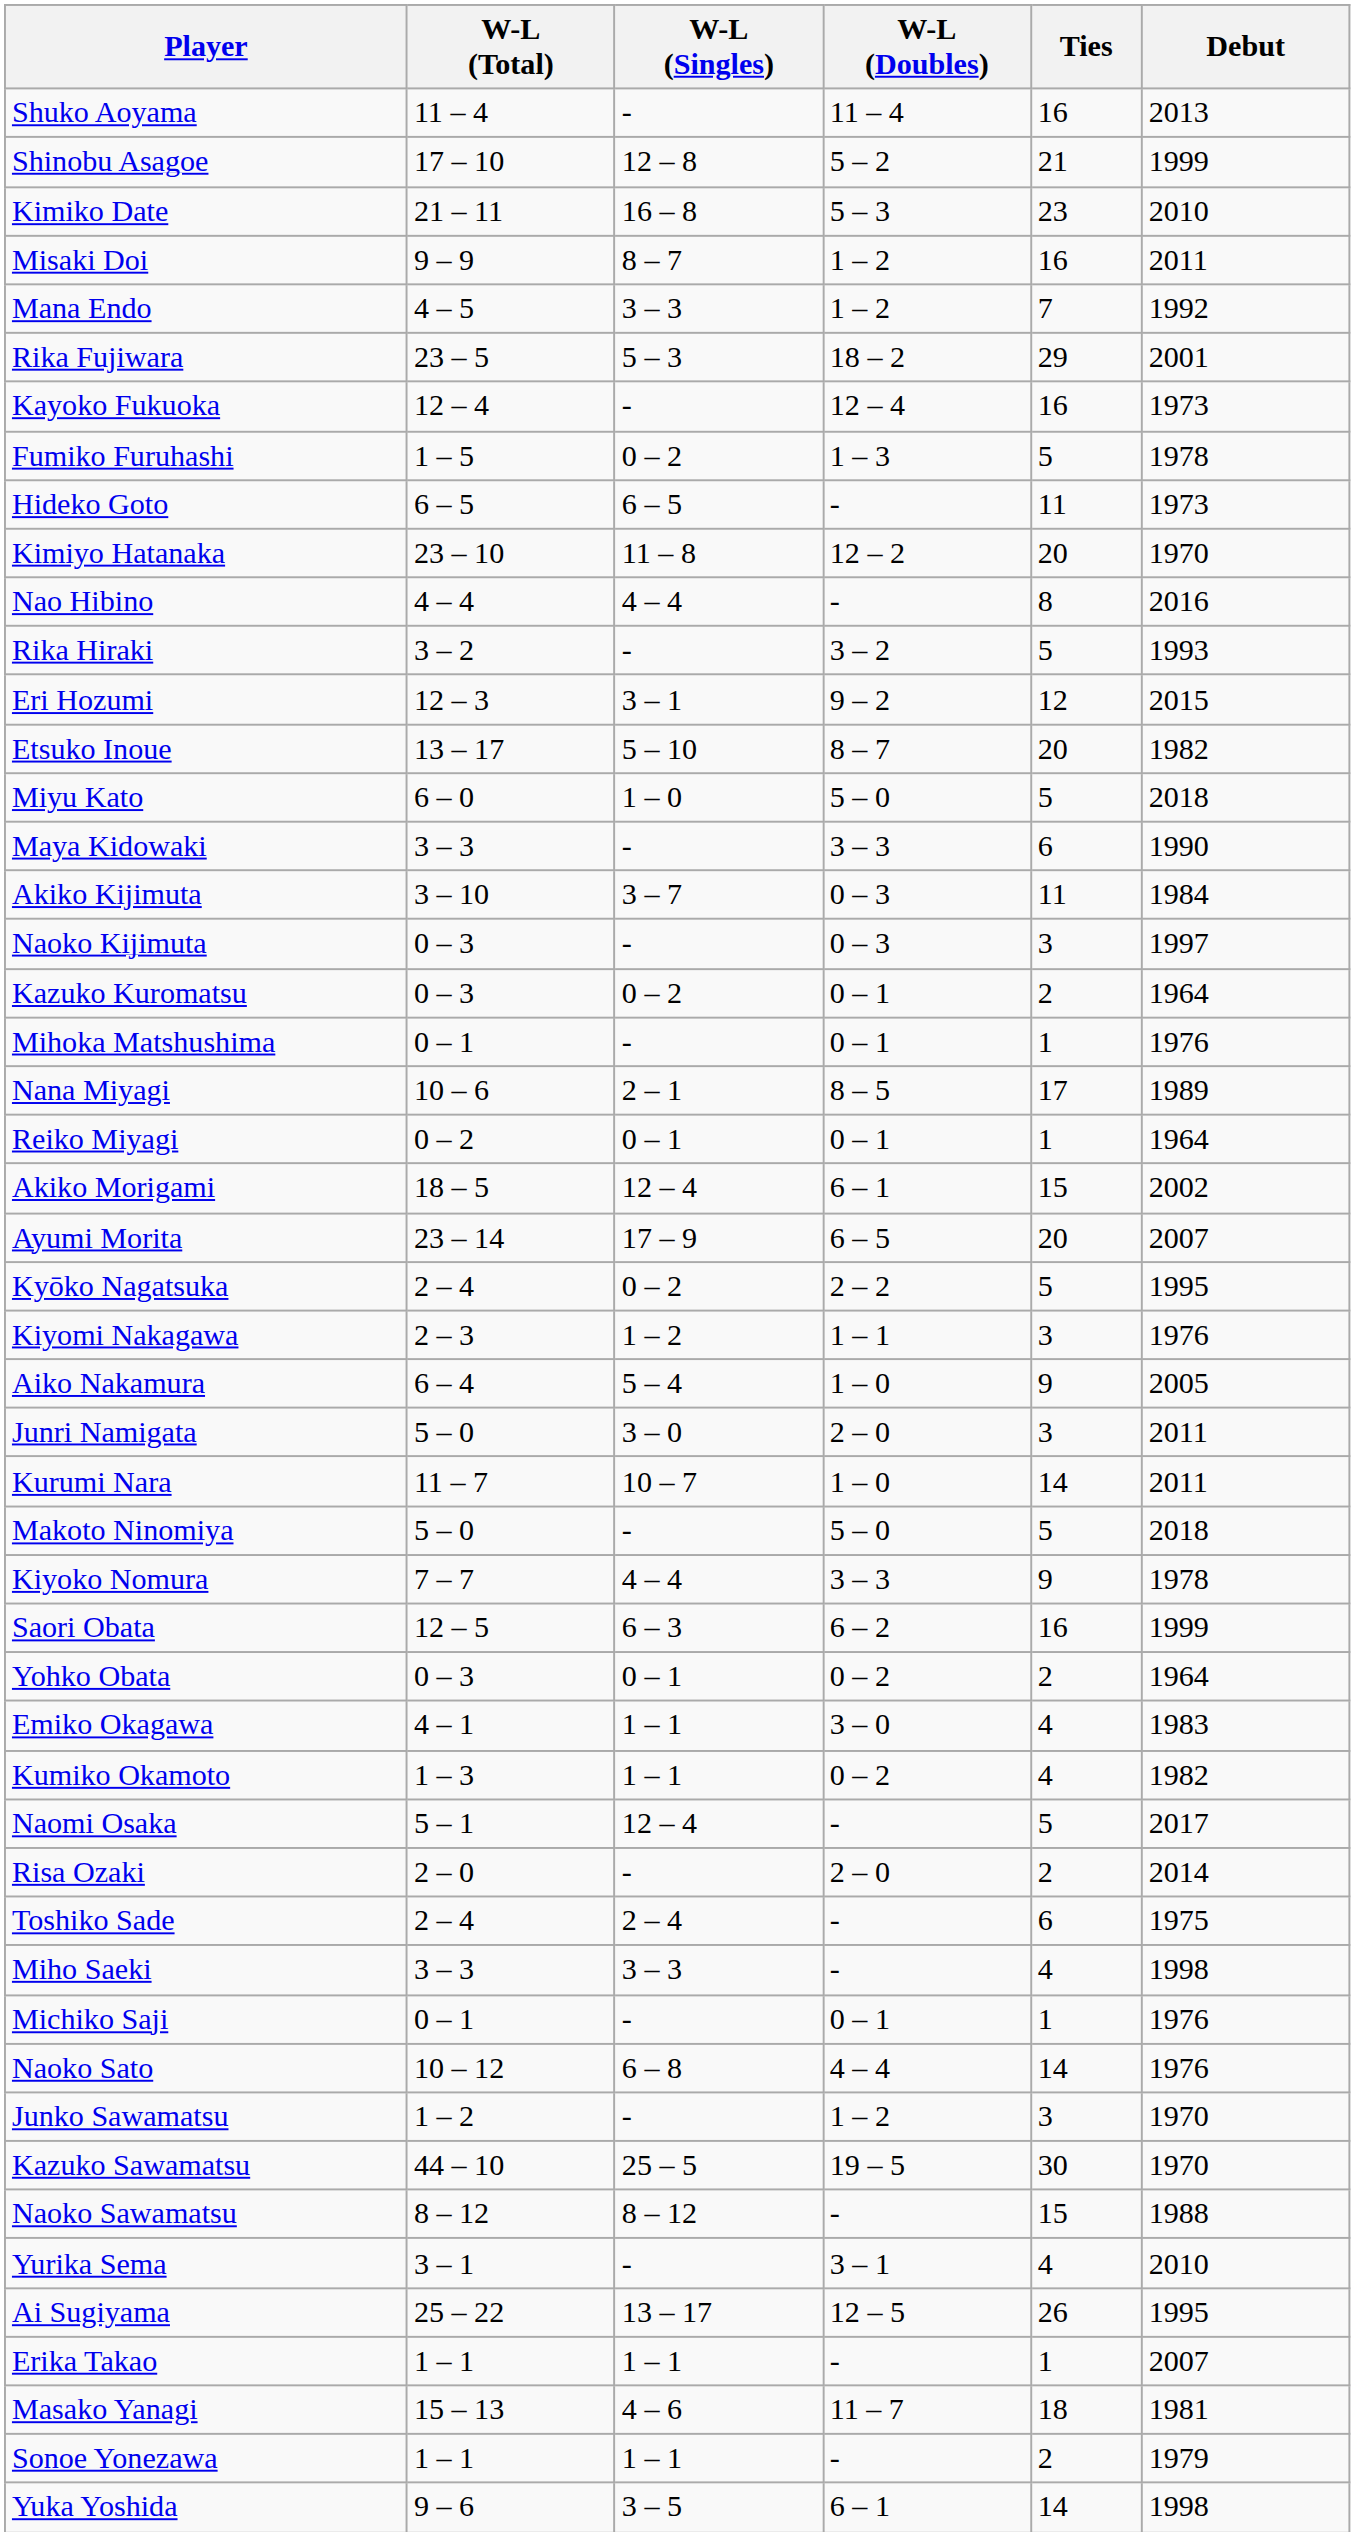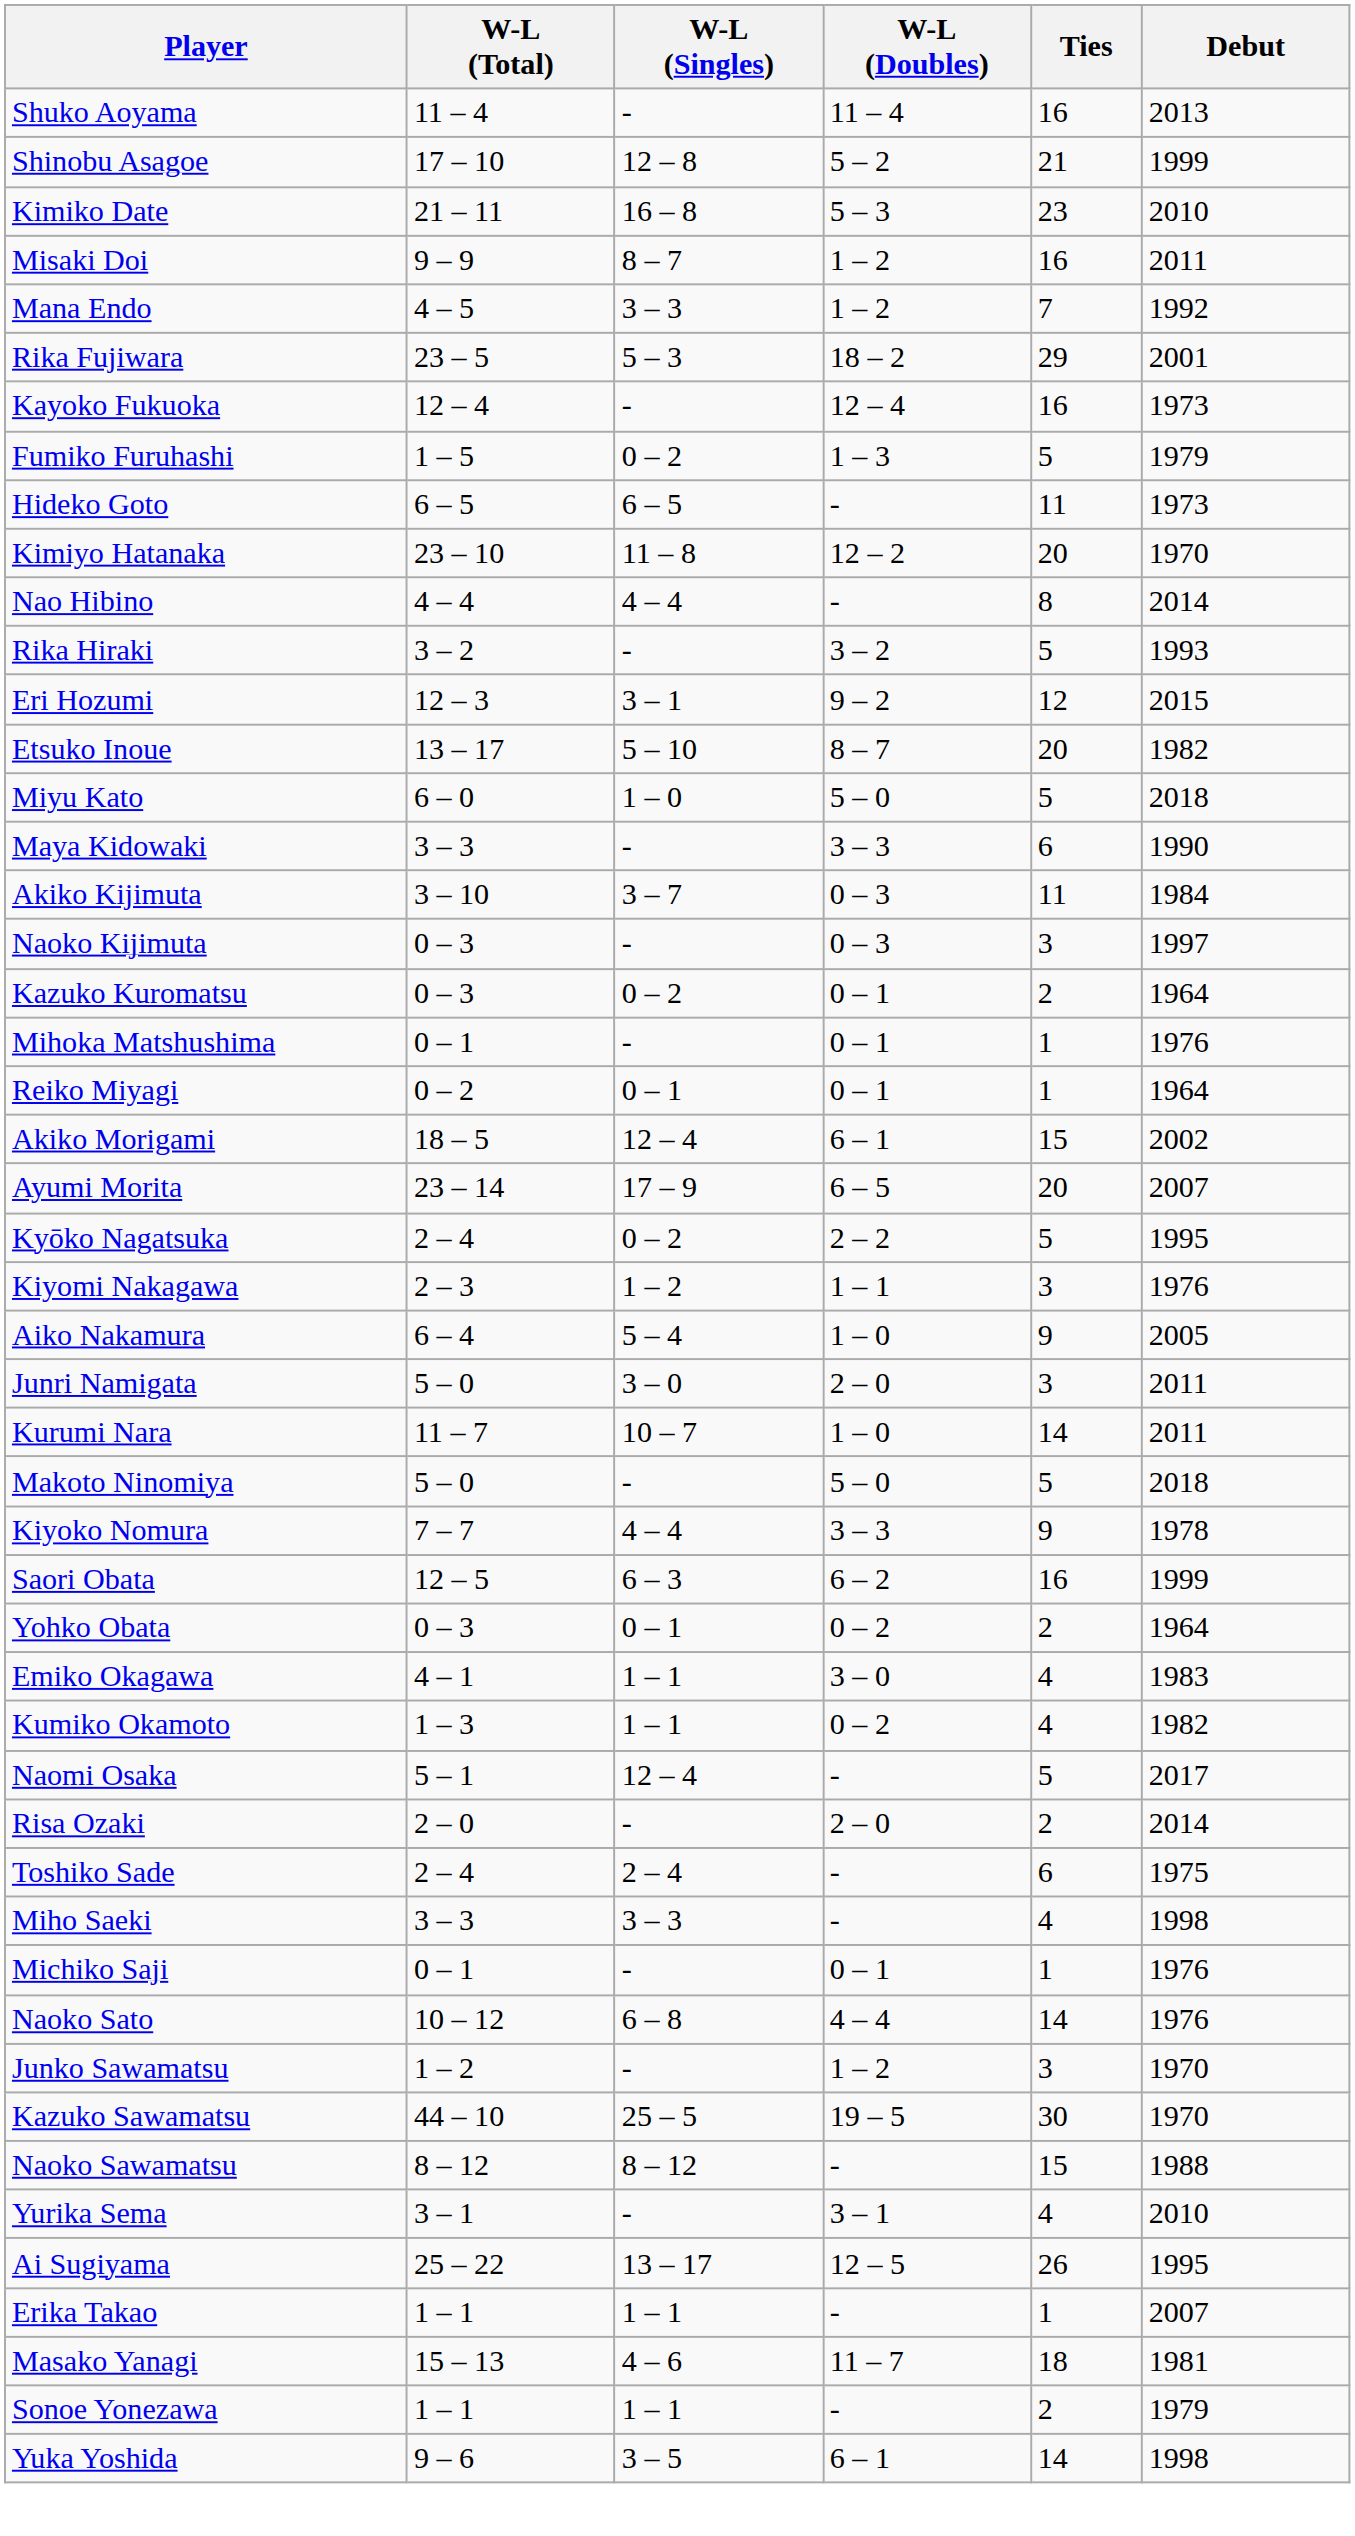(1179, 454) 1978 -> (1179, 454) 1979
(1179, 600) 2016 -> (1179, 600) 2014
- row: (91, 1089)
